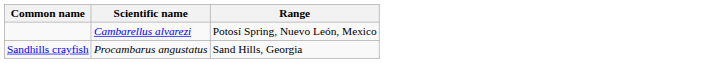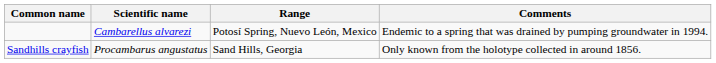+ column: (545, 13)
